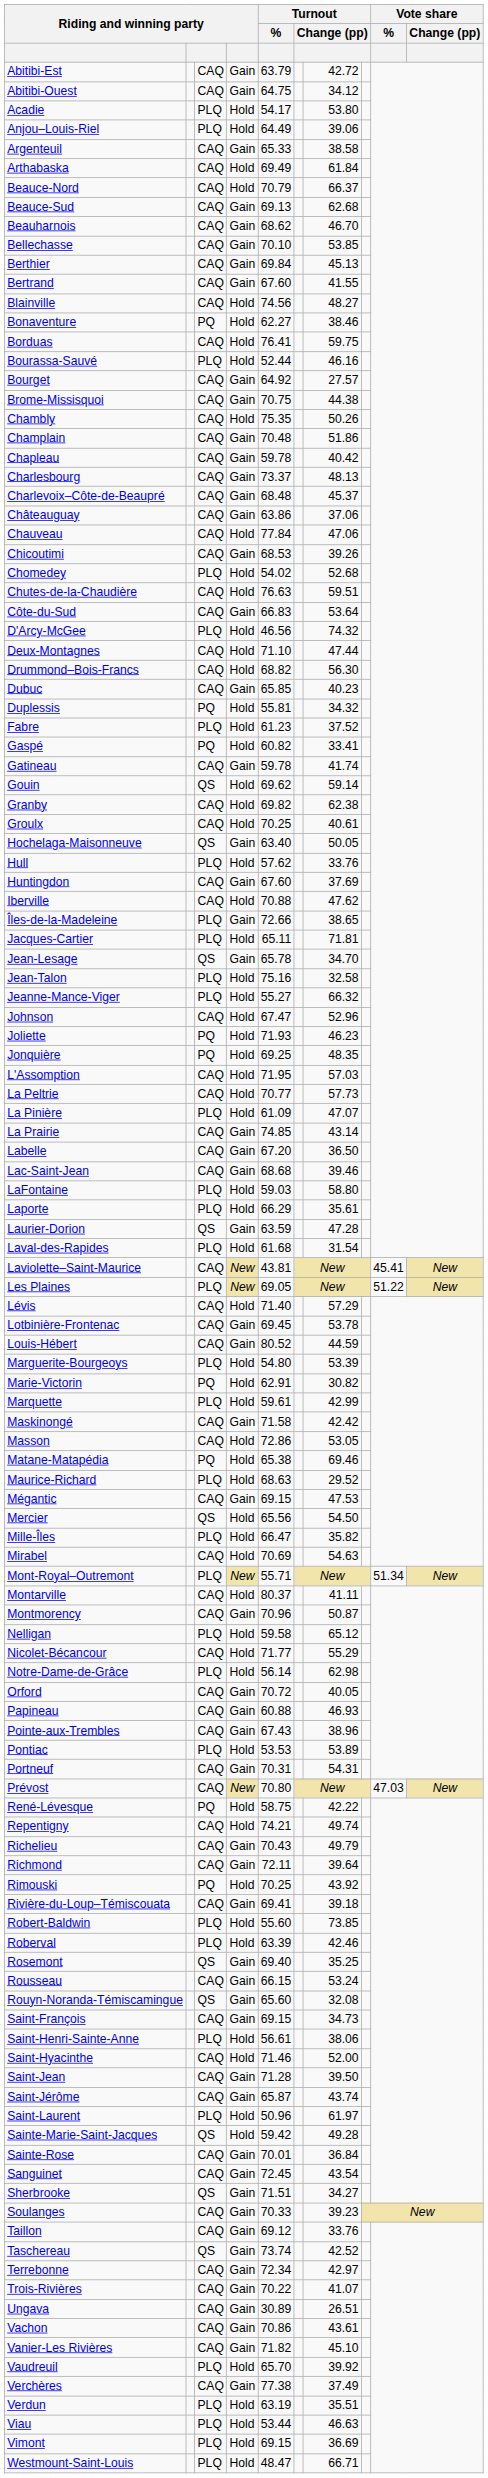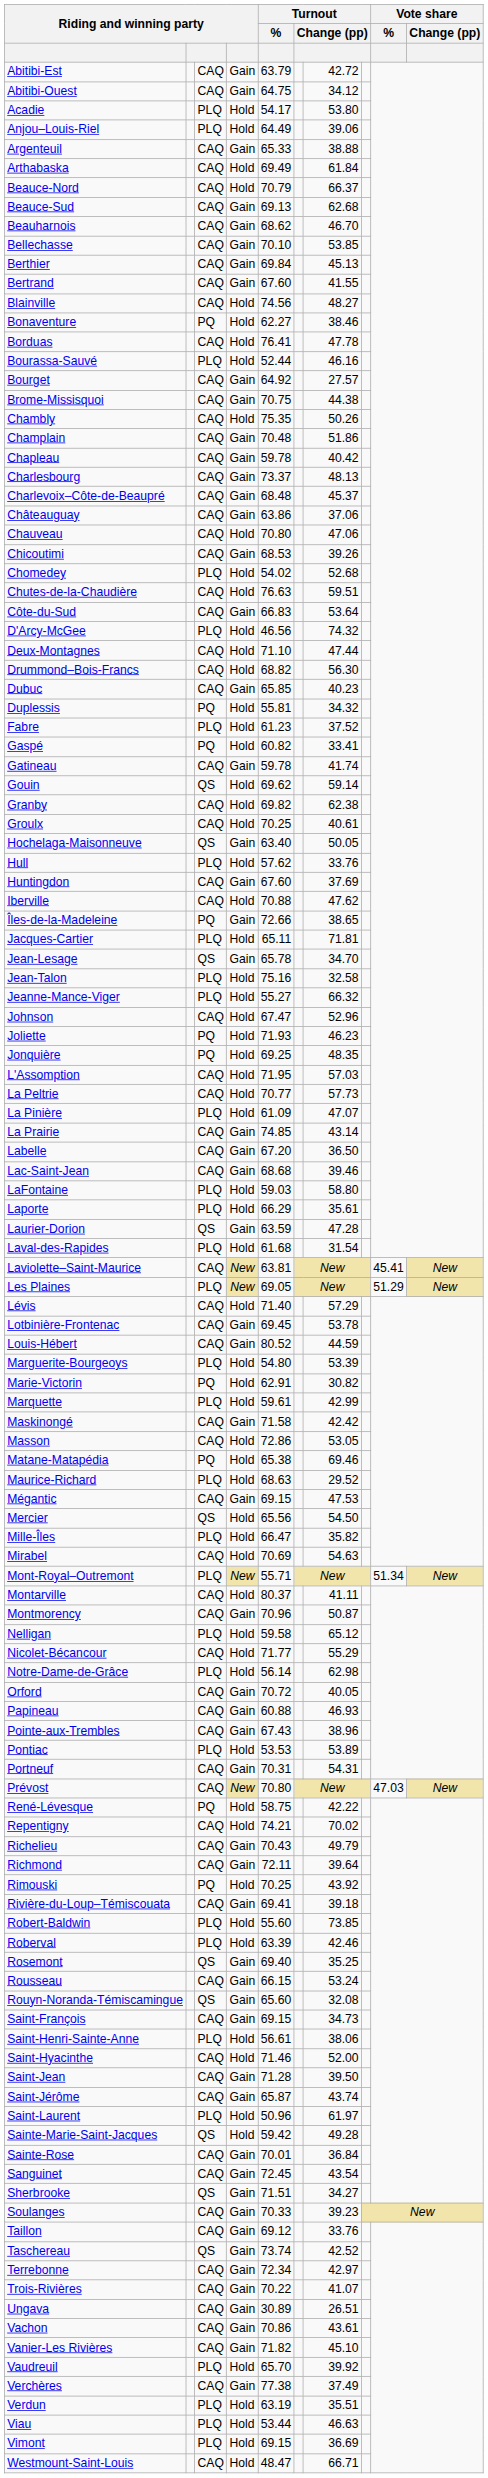(343, 149) 38.58 -> (343, 149) 38.88
(343, 341) 59.75 -> (343, 341) 47.78
(276, 534) 77.84 -> (276, 534) 70.80
(210, 920) PLQ -> (206, 920) PQ
(276, 1267) 43.81 -> (276, 1267) 63.81
(389, 1286) 51.22 -> (389, 1286) 51.29
(343, 1826) 49.74 -> (343, 1826) 70.02
(210, 2463) PLQ -> (211, 2463) CAQ
